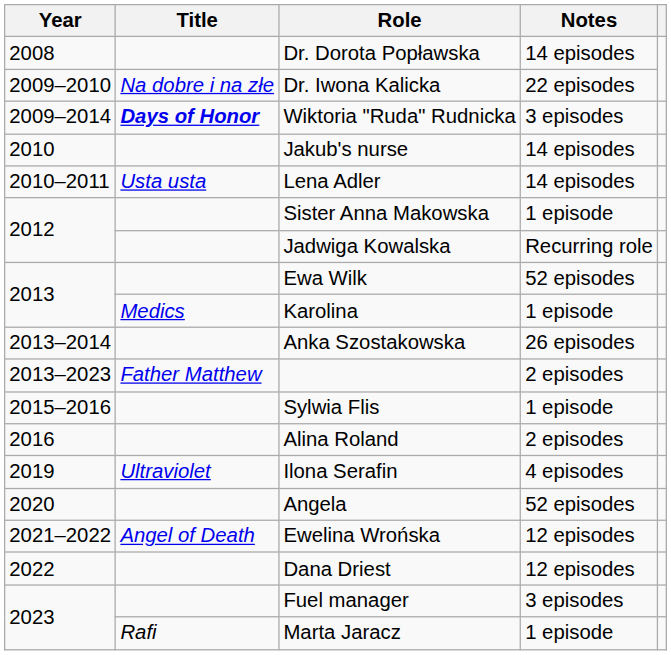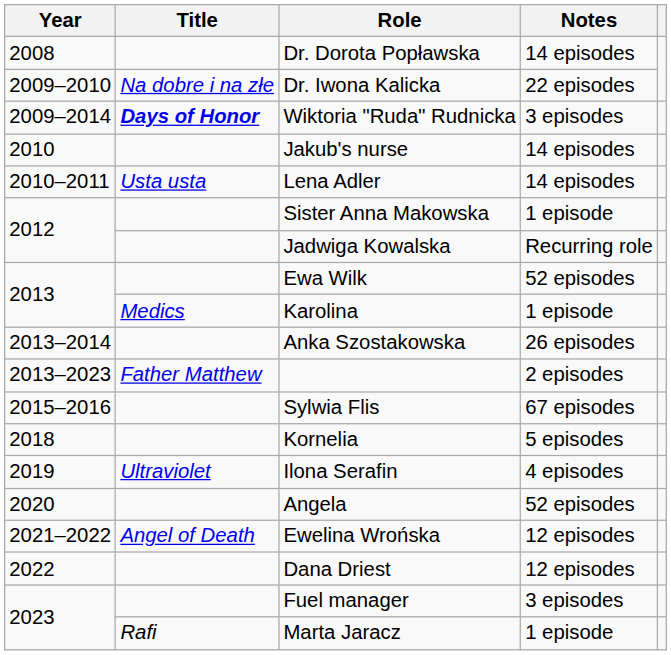(569, 407) 1 episode -> (580, 407) 67 episodes
- row: (341, 439)
+ row: (321, 439)
